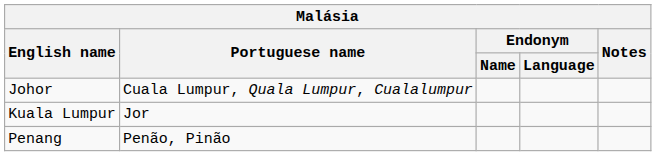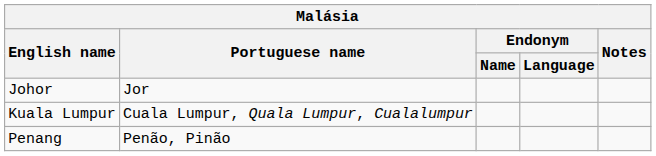(298, 90) Cuala Lumpur, Quala Lumpur, Cualalumpur -> (136, 90) Jor
(136, 114) Jor -> (298, 114) Cuala Lumpur, Quala Lumpur, Cualalumpur
